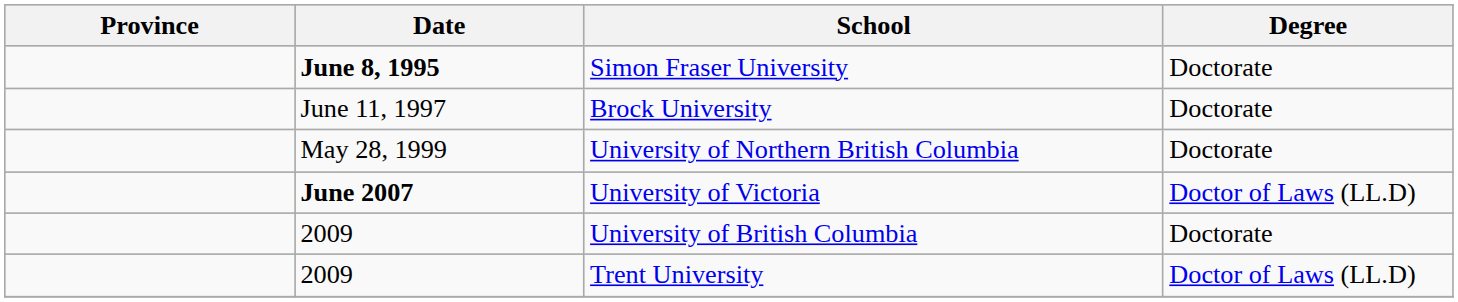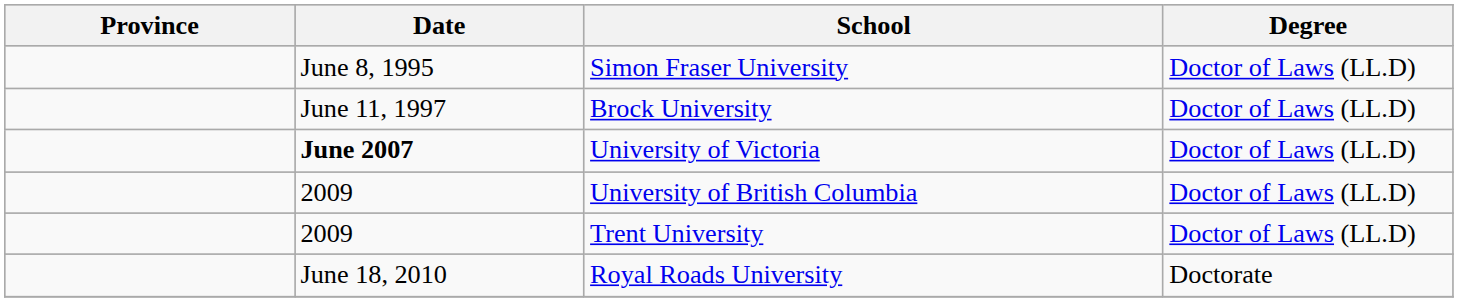(370, 66) bold -> (367, 66) normal
(1221, 66) Doctorate -> (1292, 66) Doctor of Laws (LL.D)
(1221, 108) Doctorate -> (1292, 108) Doctor of Laws (LL.D)
- row: (804, 150)
(1221, 233) Doctorate -> (1292, 191) Doctor of Laws (LL.D)
+ row: (716, 274)
